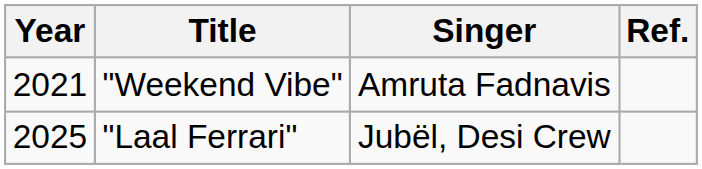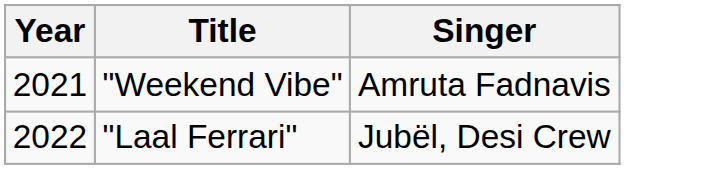- column: (658, 31)
(50, 137) 2025 -> (50, 137) 2022
